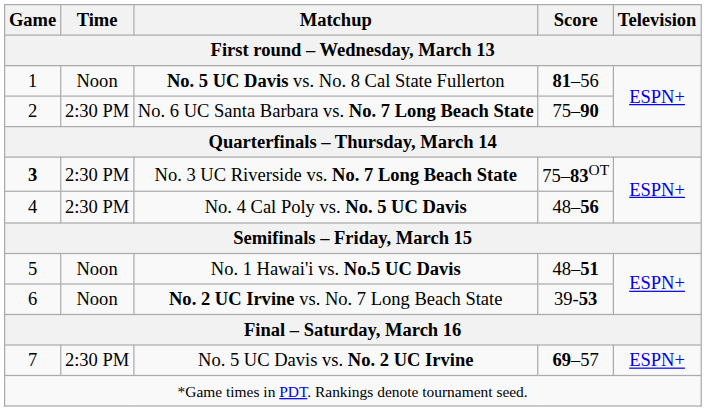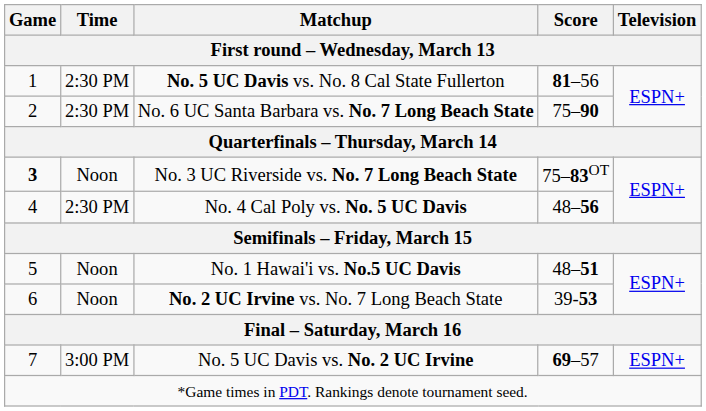(97, 81) Noon -> (97, 81) 2:30 PM
(97, 174) 2:30 PM -> (97, 174) Noon
(97, 360) 2:30 PM -> (97, 360) 3:00 PM
